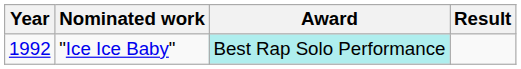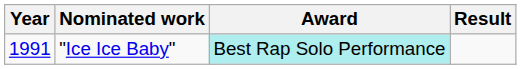(30, 49) 1992 -> (30, 49) 1991
